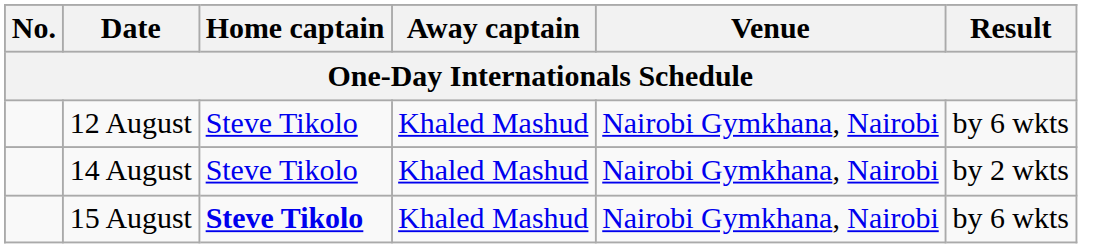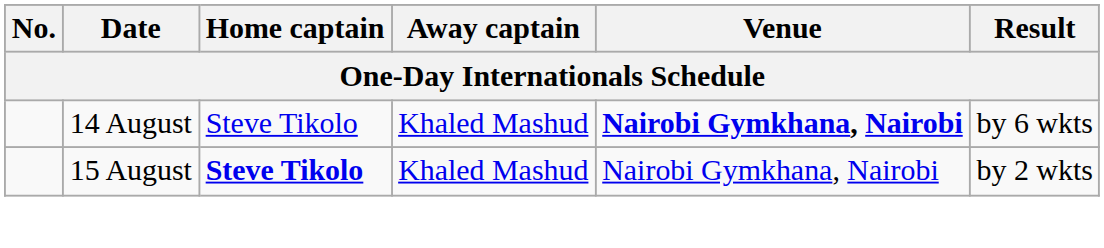- row: (131, 123)
(770, 170) normal -> (782, 123) bold
(1011, 170) by 2 wkts -> (1035, 123) by 6 wkts
(1011, 218) by 6 wkts -> (1035, 170) by 2 wkts
